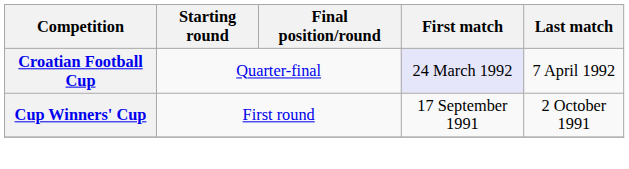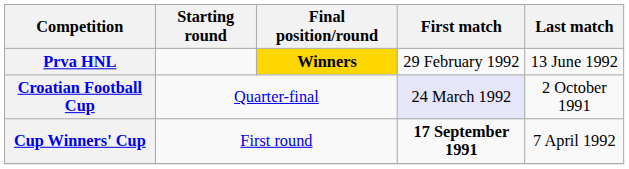+ row: (80, 61)
(574, 70) 7 April 1992 -> (574, 96) 2 October 1991
(462, 115) normal -> (461, 140) bold
(574, 115) 2 October 1991 -> (574, 140) 7 April 1992
